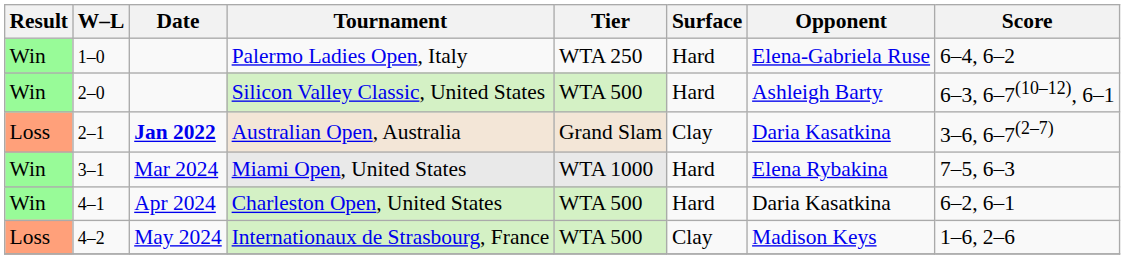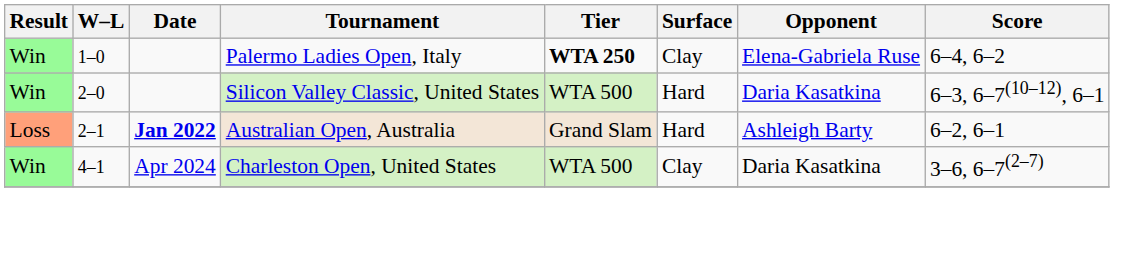(601, 55) normal -> (592, 55) bold
(693, 55) Hard -> (682, 55) Clay
(817, 92) Ashleigh Barty -> (811, 92) Daria Kasatkina
(692, 132) Clay -> (683, 129) Hard
(821, 132) Daria Kasatkina -> (807, 129) Ashleigh Barty
(997, 132) 3–6, 6–7(2–7) -> (967, 129) 6–2, 6–1
- row: (349, 169)
(693, 203) Hard -> (682, 166) Clay
(977, 203) 6–2, 6–1 -> (987, 166) 3–6, 6–7(2–7)
- row: (390, 237)
